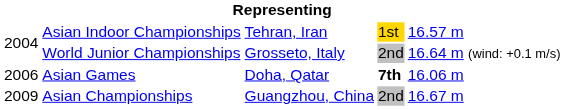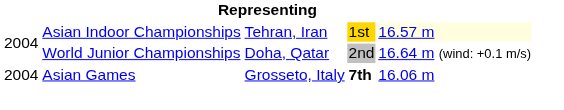(436, 31) no background -> (406, 31) lightyellow background
(295, 53) Grosseto, Italy -> (287, 53) Doha, Qatar
(21, 74) 2006 -> (21, 74) 2004
(287, 74) Doha, Qatar -> (295, 74) Grosseto, Italy
- row: (117, 96)
